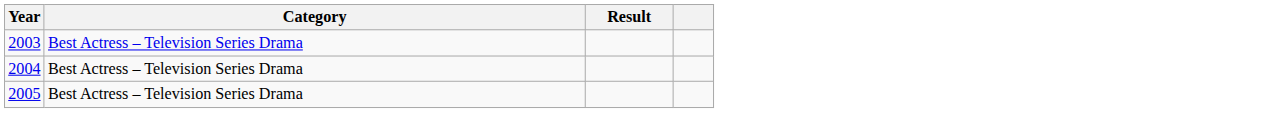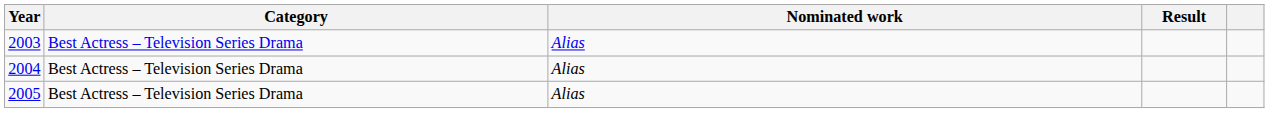+ column: (845, 17)
